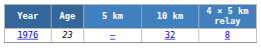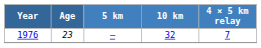(227, 36) 8 -> (227, 36) 7
